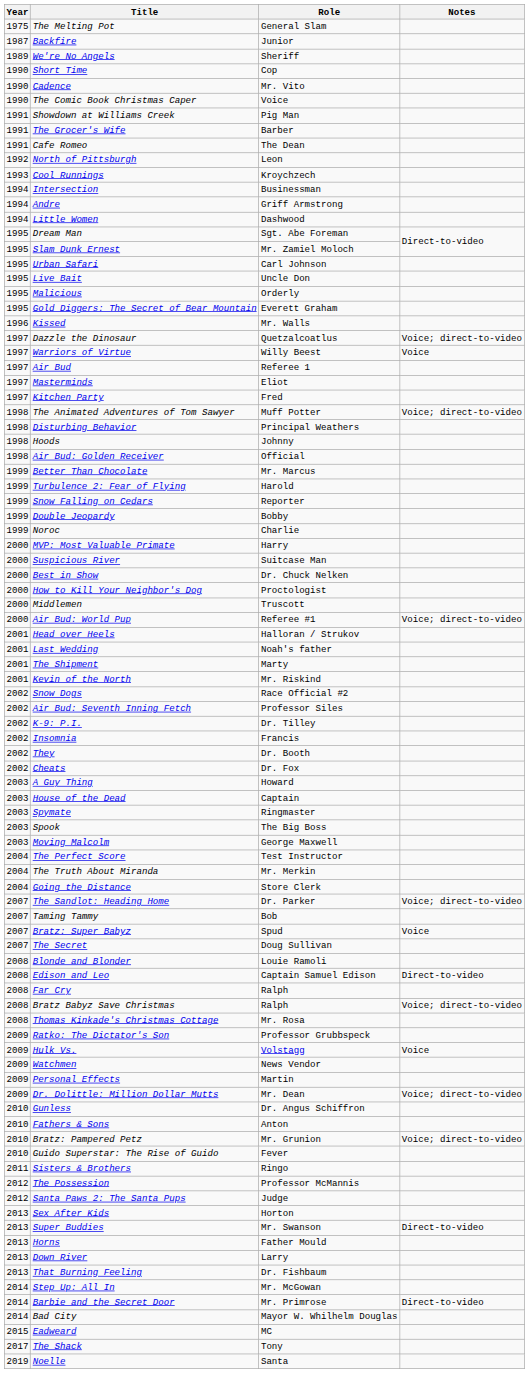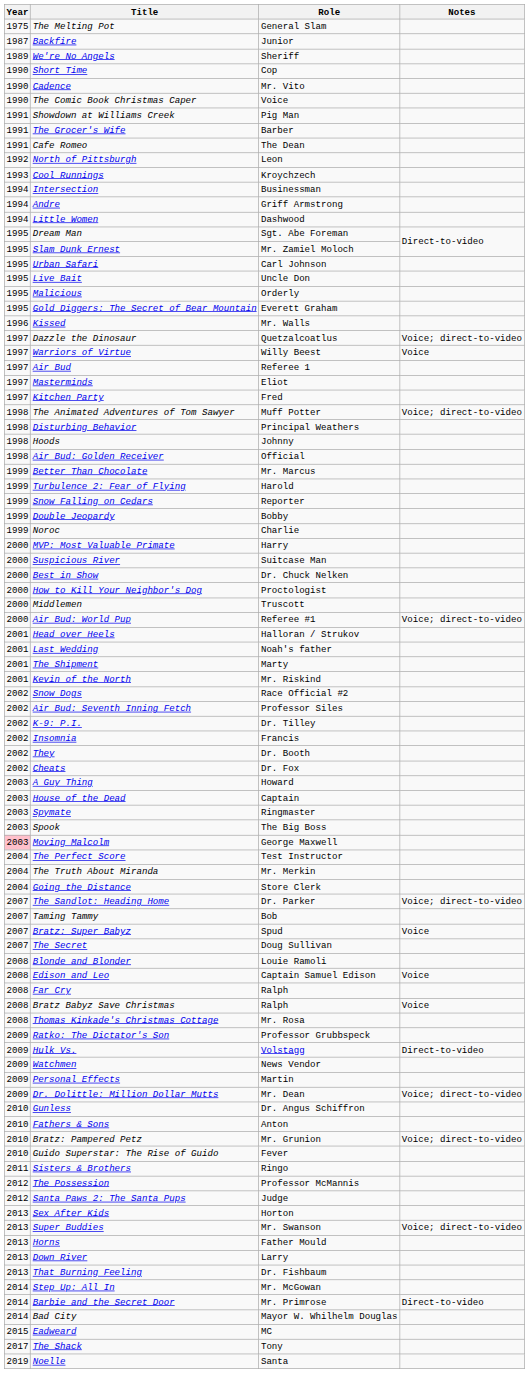(17, 842) no background -> (17, 842) pink background
(443, 976) Direct-to-video -> (415, 976) Voice
(462, 1005) Voice; direct-to-video -> (415, 1005) Voice
(415, 1050) Voice -> (443, 1050) Direct-to-video
(443, 1228) Direct-to-video -> (462, 1228) Voice; direct-to-video
